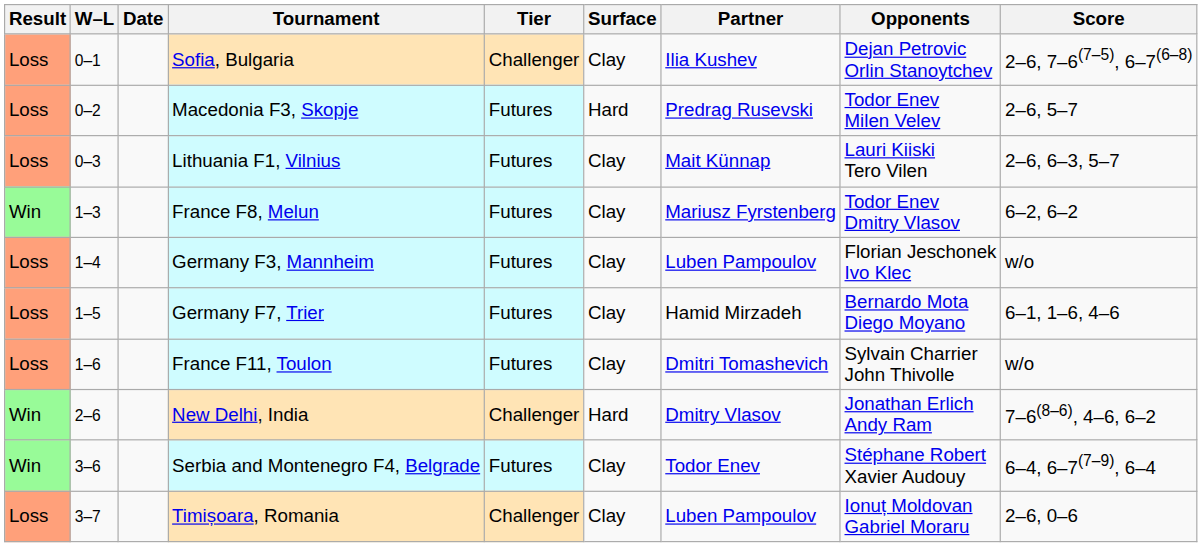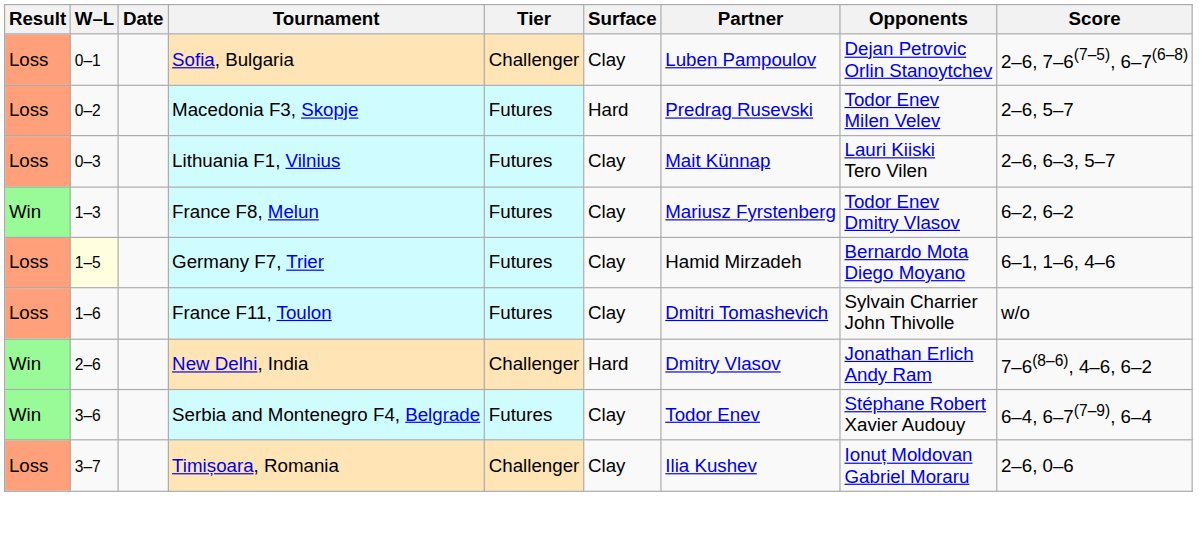(711, 59) Ilia Kushev -> (741, 59) Luben Pampoulov
- row: (273, 262)
(88, 314) no background -> (88, 263) lightyellow background
(741, 516) Luben Pampoulov -> (711, 465) Ilia Kushev
